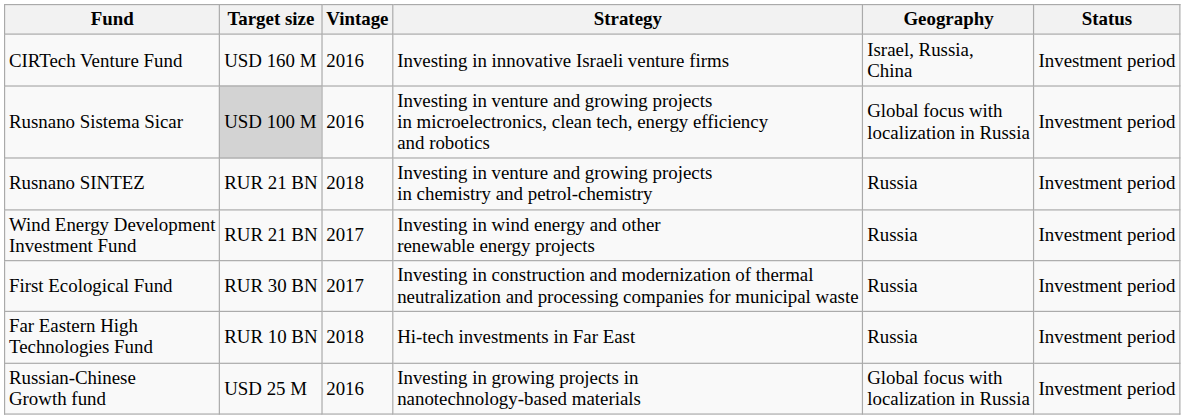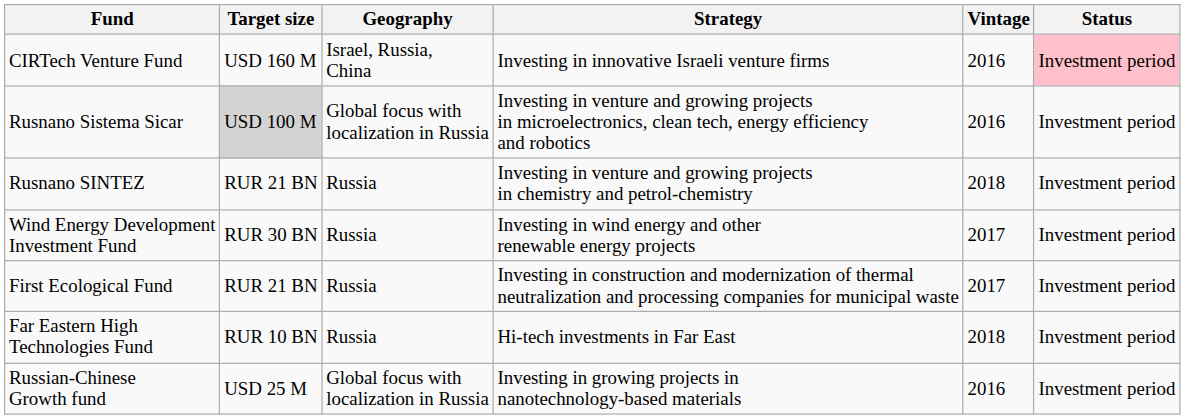columns swapped: (357, 19) <-> (948, 19)
(1107, 60) no background -> (1107, 60) pink background
(271, 234) RUR 21 BN -> (271, 234) RUR 30 BN
(271, 286) RUR 30 BN -> (271, 286) RUR 21 BN
